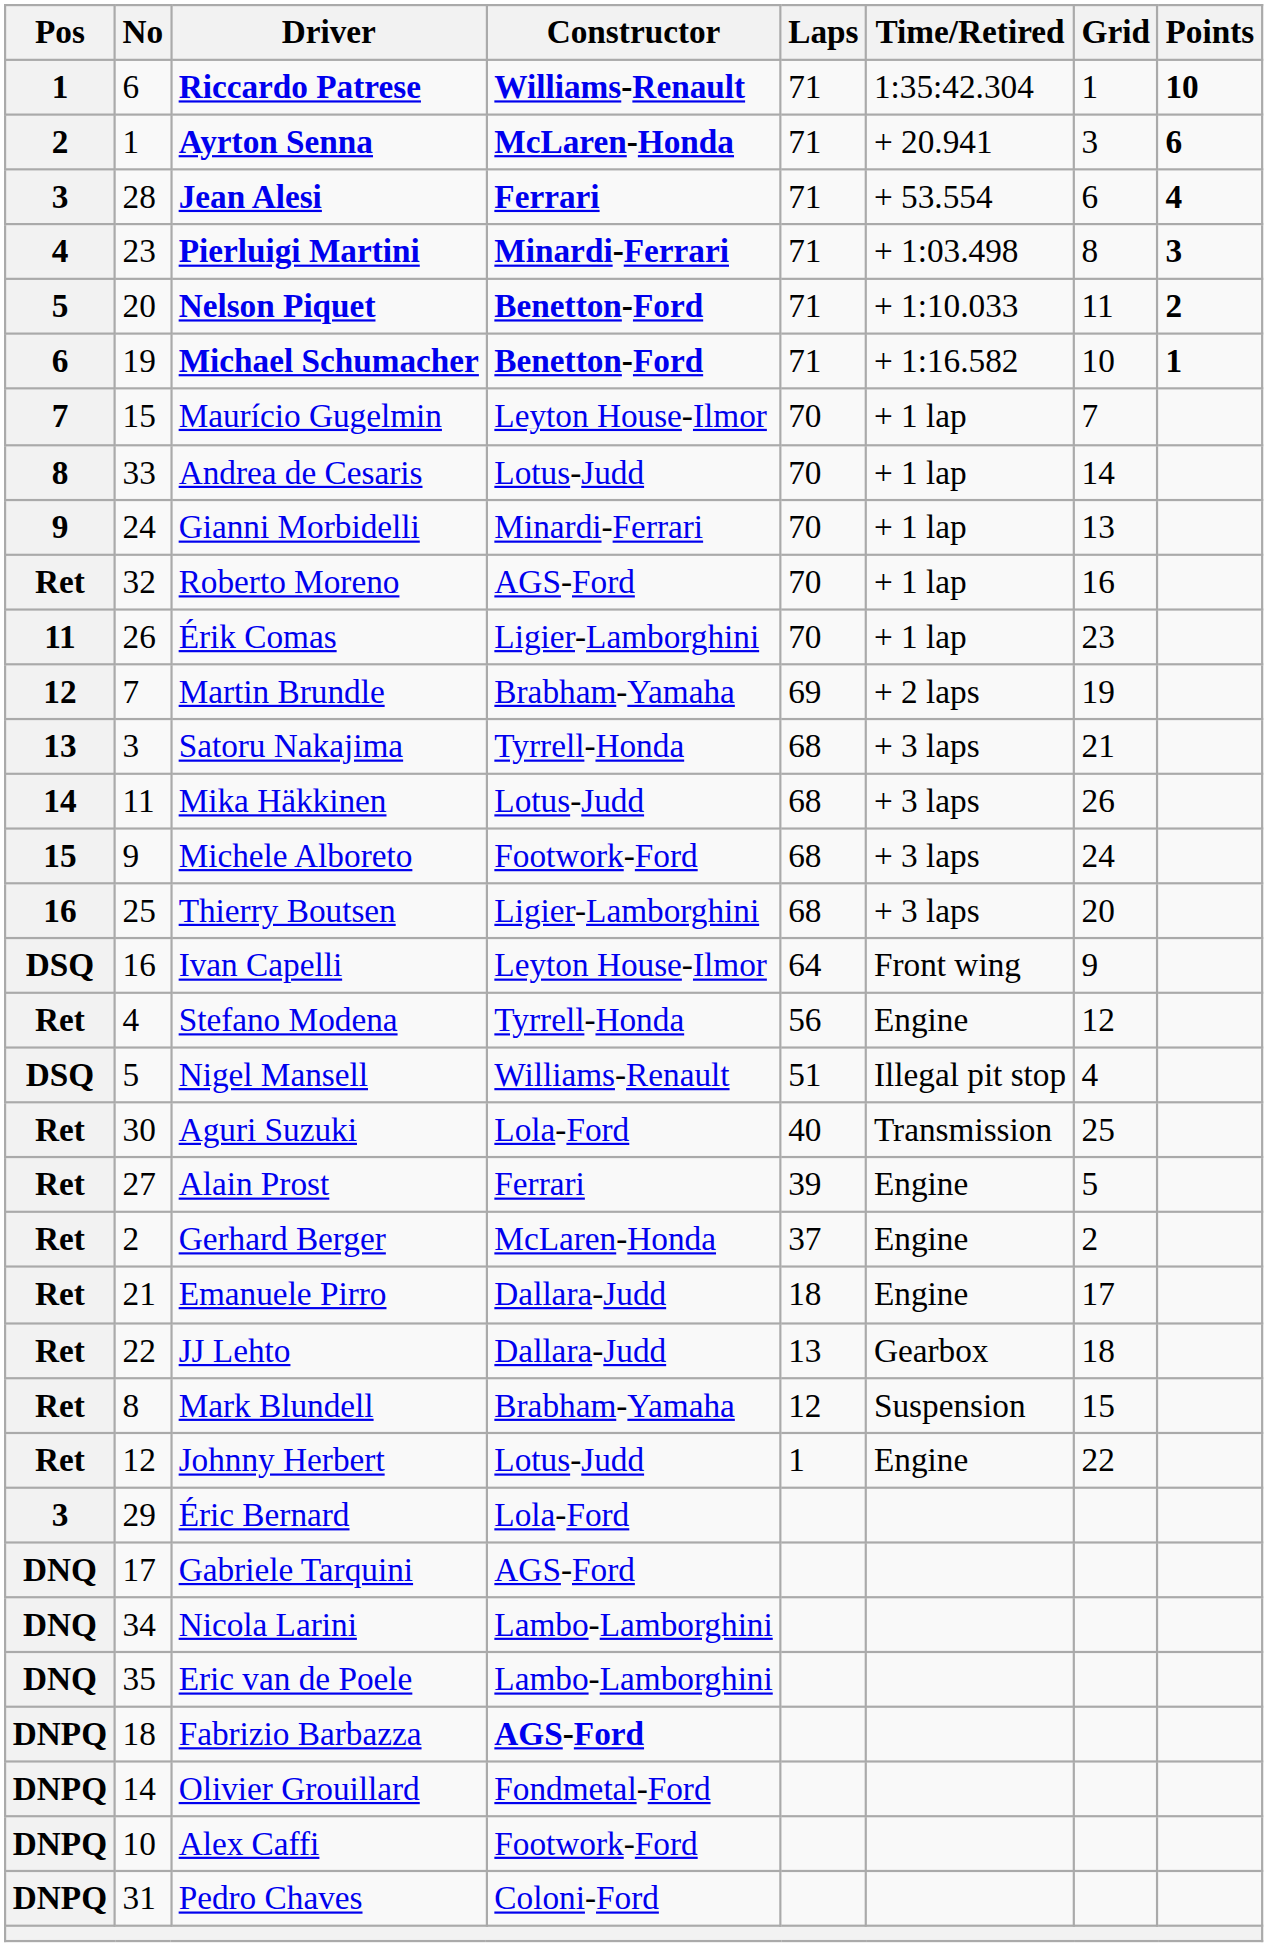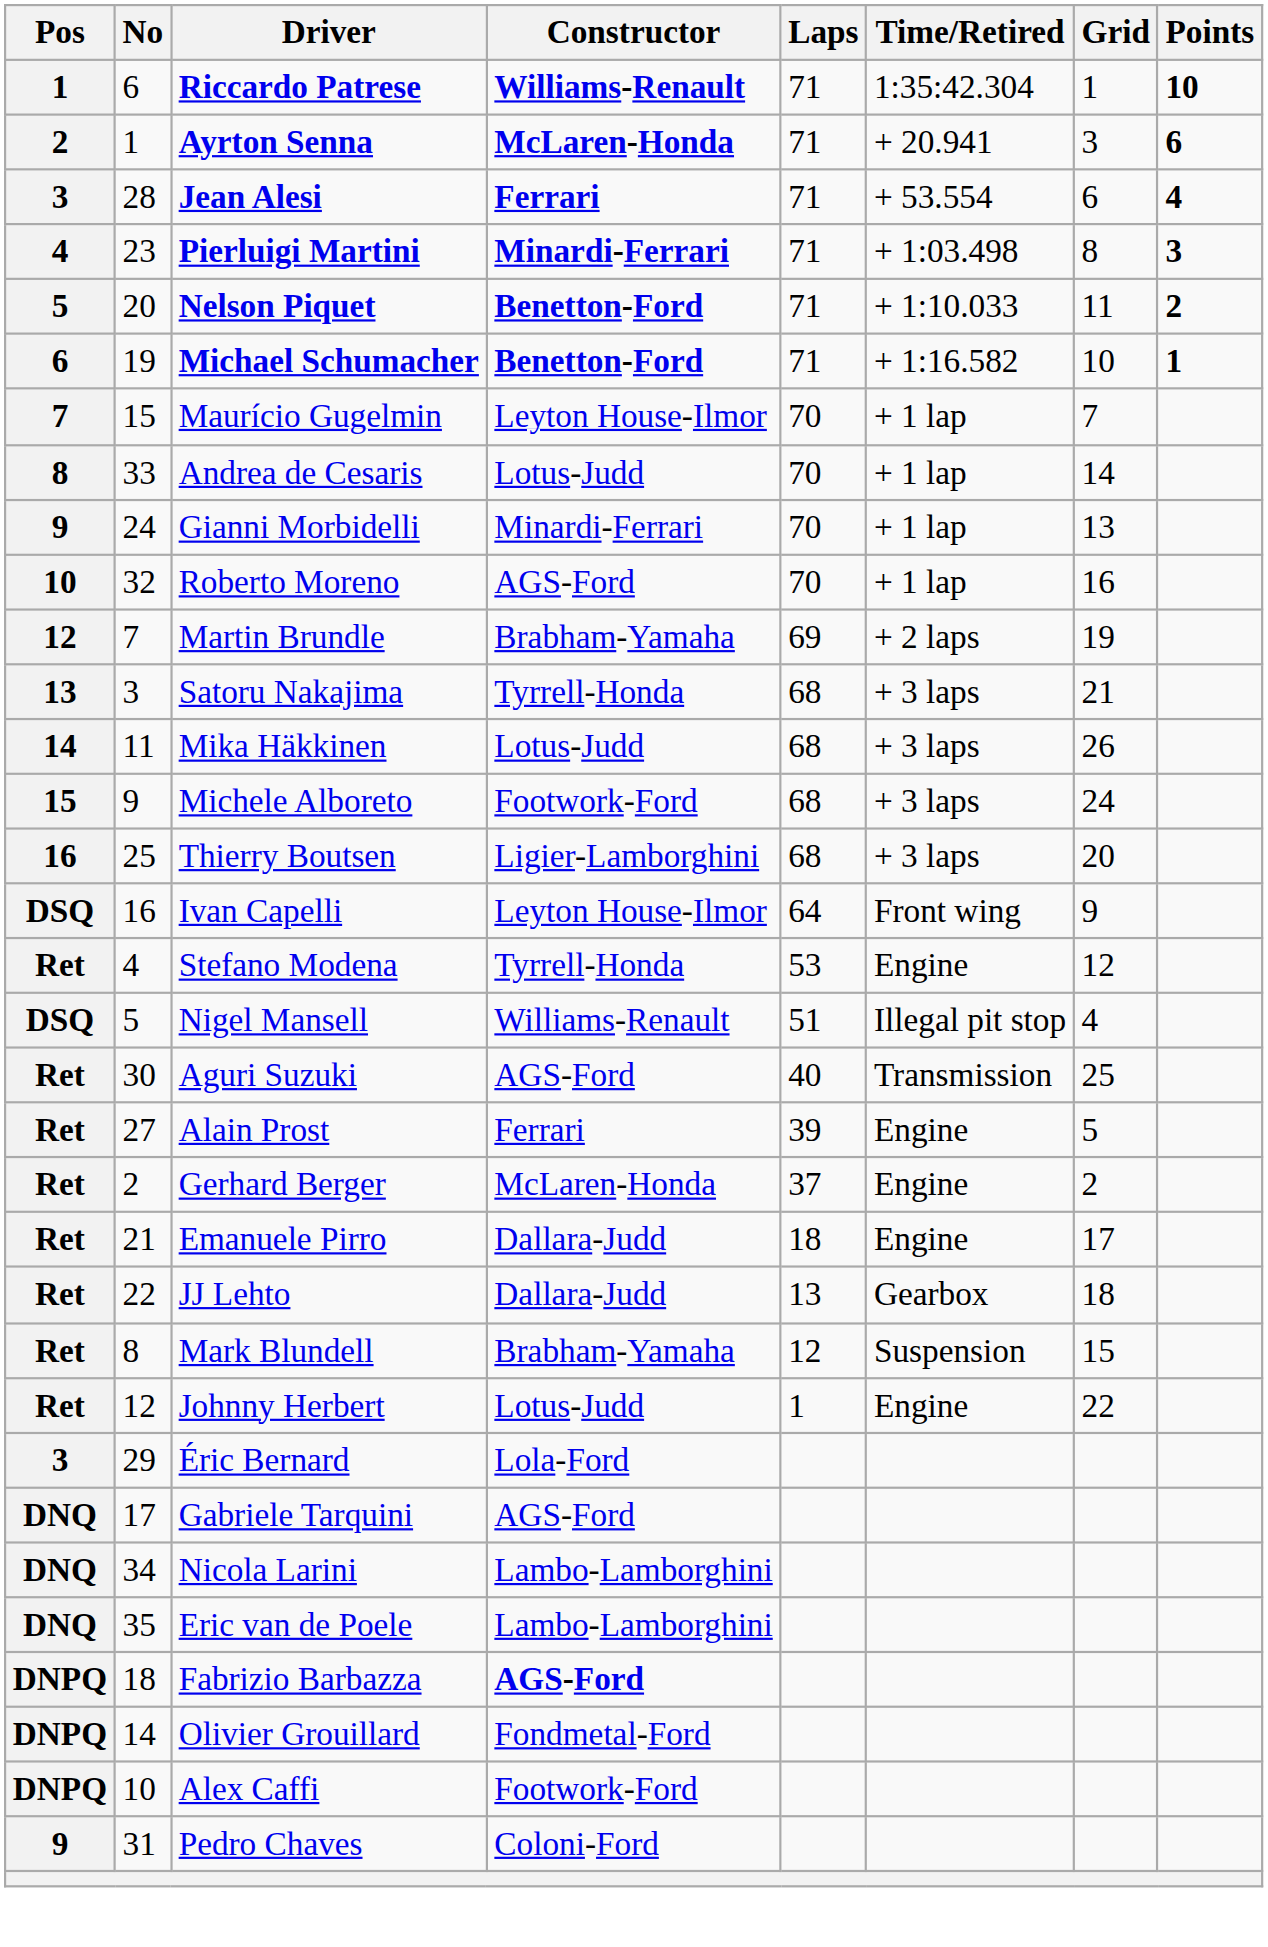(60, 580) Ret -> (60, 580) 10
- row: (258, 635)
(805, 1020) 56 -> (805, 965) 53
(562, 1129) Lola-Ford -> (565, 1074) AGS-Ford
(60, 1898) DNPQ -> (60, 1843) 9
